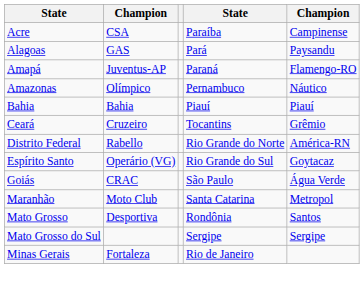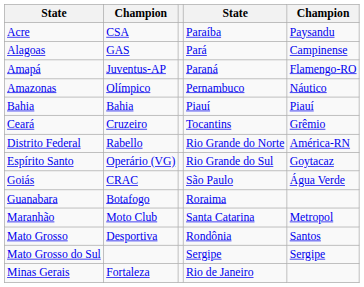(319, 32) Campinense -> (312, 32) Paysandu
(312, 50) Paysandu -> (319, 50) Campinense
+ row: (32, 198)
